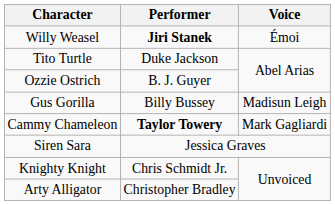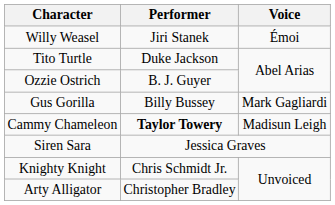(180, 37) bold -> (180, 37) normal
(285, 102) Madisun Leigh -> (285, 102) Mark Gagliardi
(285, 124) Mark Gagliardi -> (285, 124) Madisun Leigh
